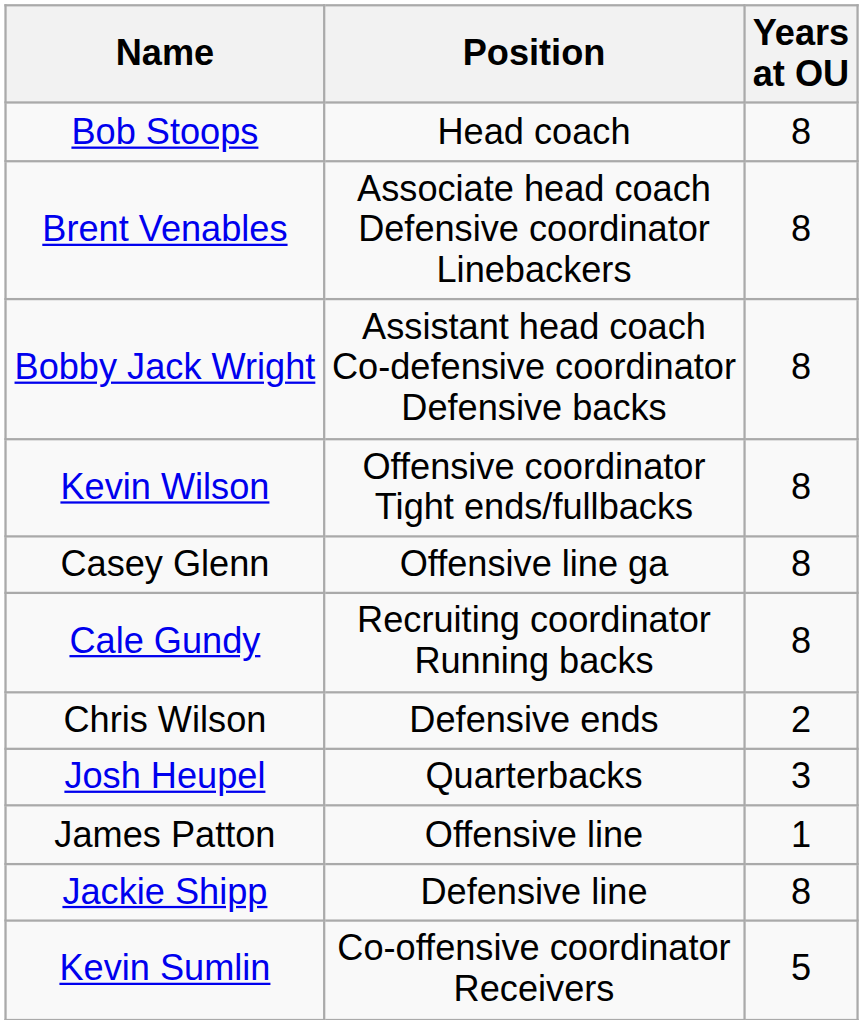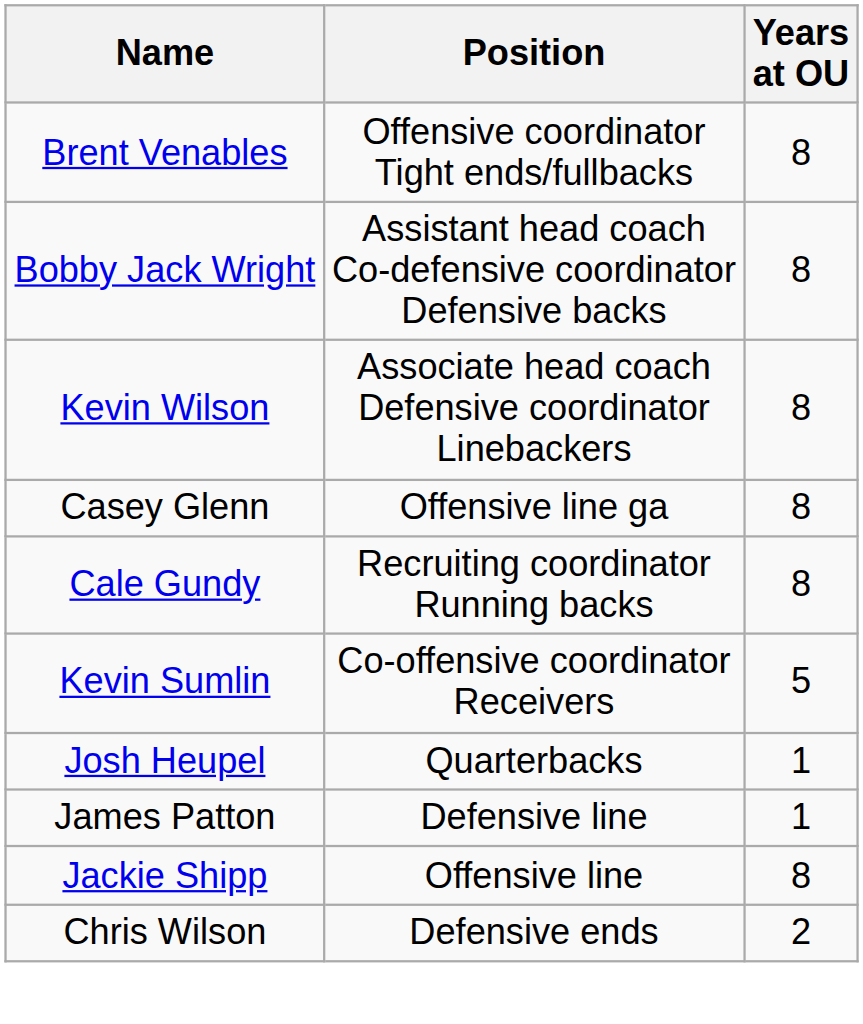- row: (165, 131)
(534, 229) Associate head coach Defensive coordinator Linebackers -> (534, 151) Offensive coordinator Tight ends/fullbacks
(534, 486) Offensive coordinator Tight ends/fullbacks -> (534, 408) Associate head coach Defensive coordinator Linebackers
rows swapped: (165, 969) <-> (165, 719)
(801, 776) 3 -> (801, 760) 1
(534, 834) Offensive line -> (534, 817) Defensive line
(534, 891) Defensive line -> (534, 874) Offensive line
